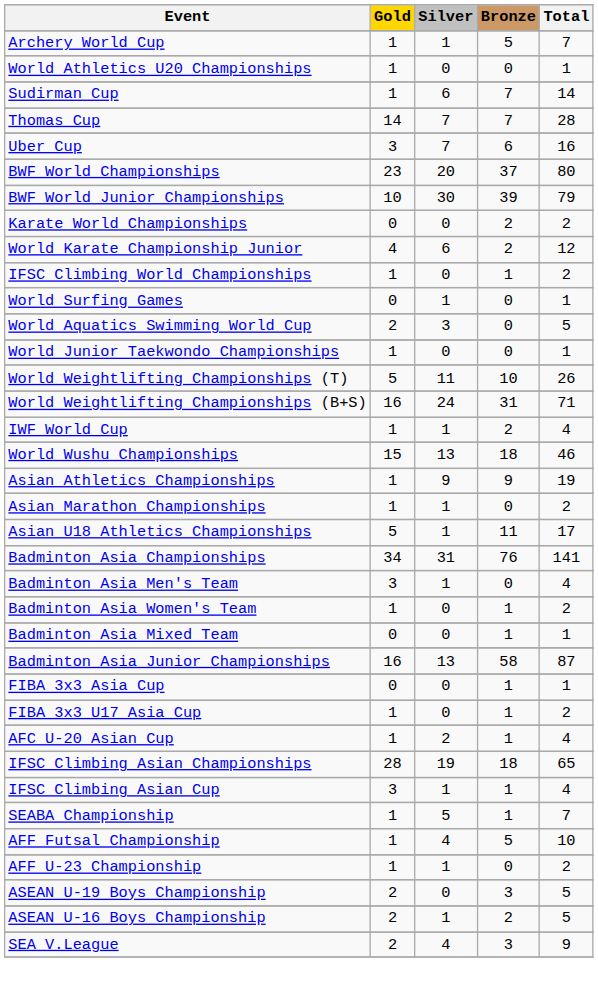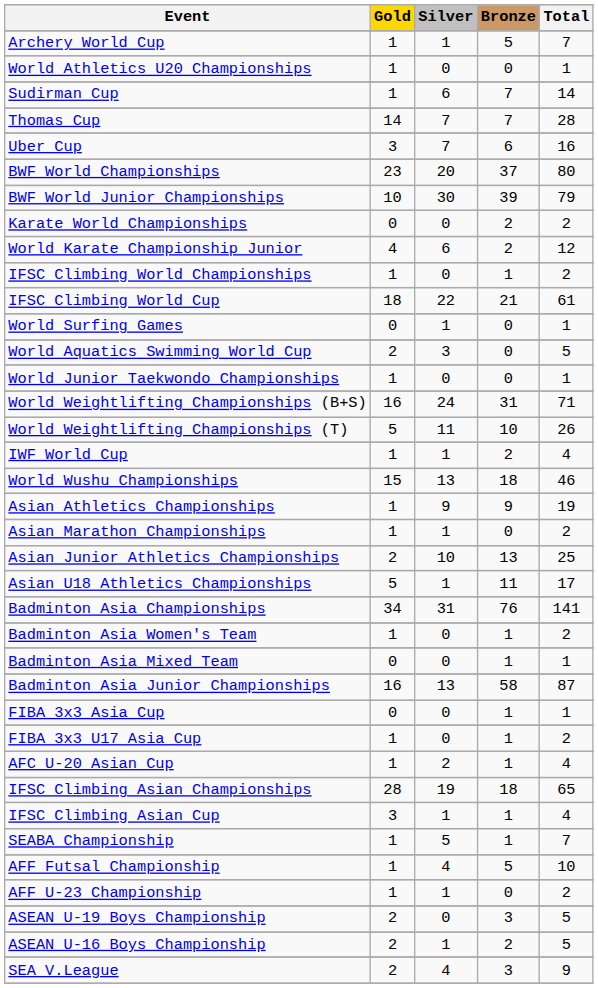+ row: (114, 301)
rows swapped: (178, 378) <-> (188, 404)
+ row: (174, 558)
- row: (123, 584)
